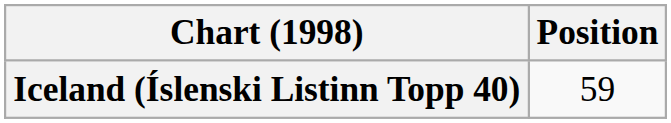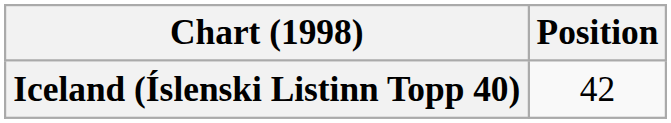(597, 88) 59 -> (597, 88) 42
